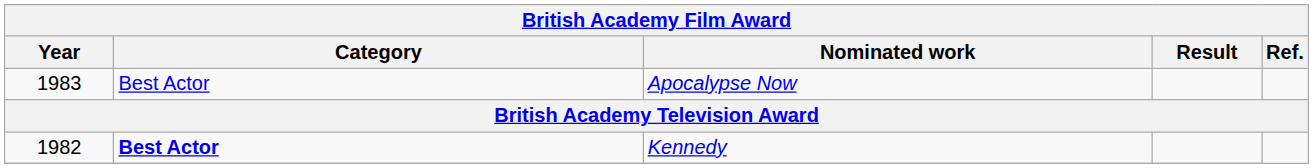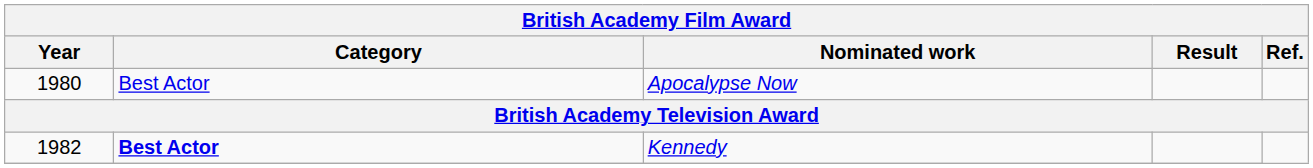(59, 83) 1983 -> (59, 83) 1980
